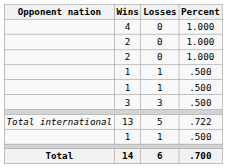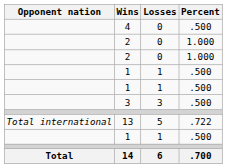(200, 27) 1.000 -> (200, 27) .500
